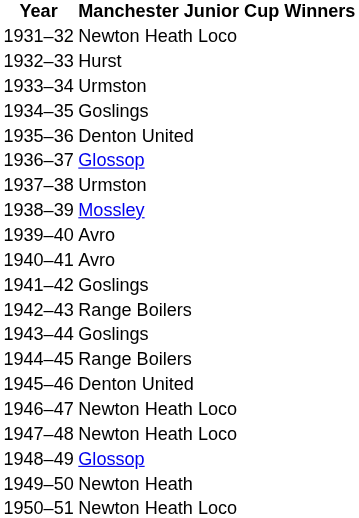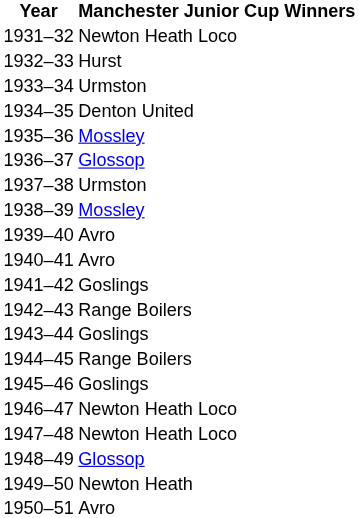(113, 110) Goslings -> (136, 110) Denton United
(136, 135) Denton United -> (111, 135) Mossley
(136, 384) Denton United -> (113, 384) Goslings
(158, 508) Newton Heath Loco -> (97, 508) Avro
